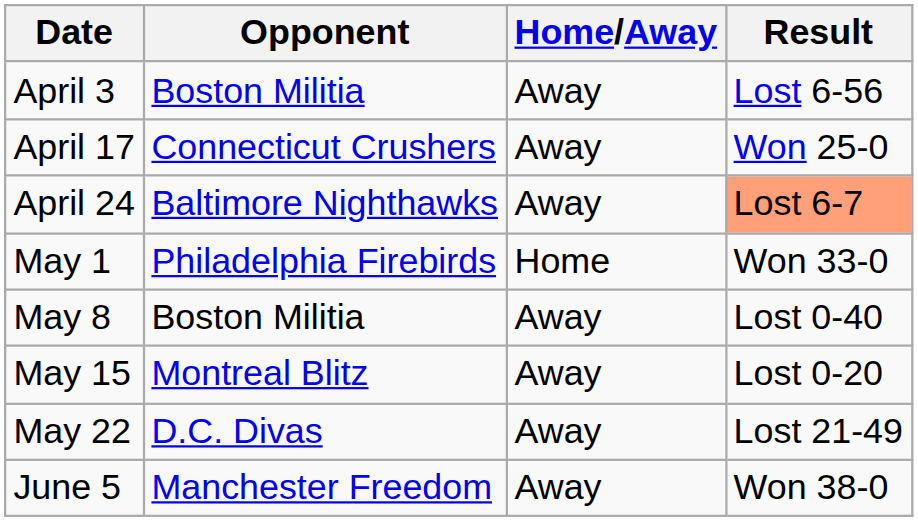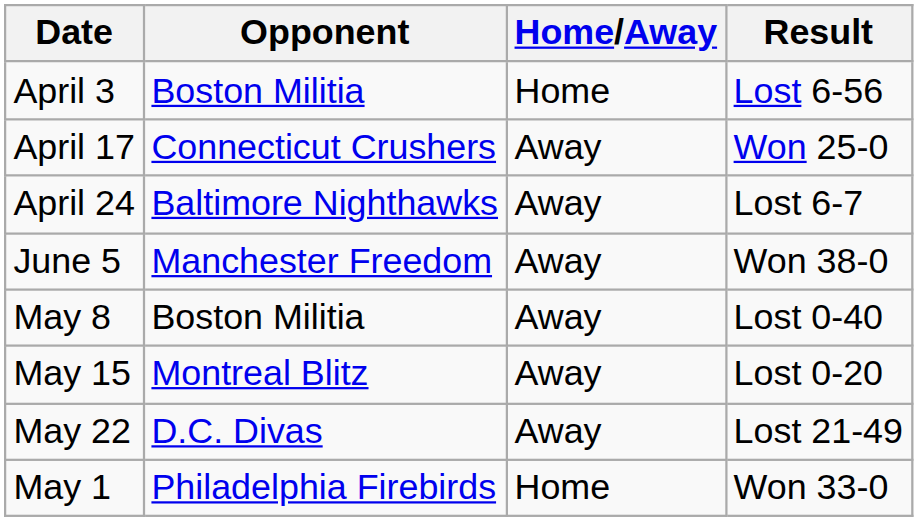(558, 89) Away -> (562, 89) Home
(798, 203) lightsalmon background -> (798, 203) no background
rows swapped: (62, 260) <-> (67, 487)
